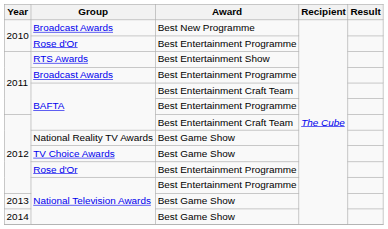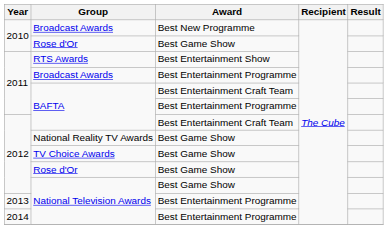(227, 43) Best Entertainment Programme -> (196, 43) Best Game Show
(227, 169) Best Entertainment Programme -> (196, 169) Best Game Show
(227, 185) Best Entertainment Programme -> (196, 185) Best Game Show
(196, 201) Best Game Show -> (227, 201) Best Entertainment Programme
(196, 216) Best Game Show -> (227, 216) Best Entertainment Programme
